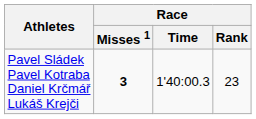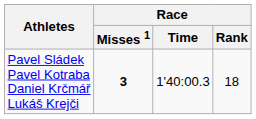(232, 82) 23 -> (232, 82) 18
